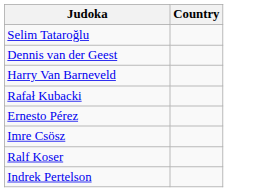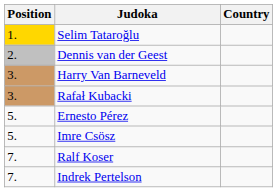+ column: (29, 14)
